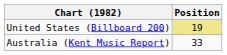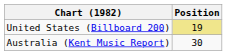(197, 42) 33 -> (197, 42) 30
